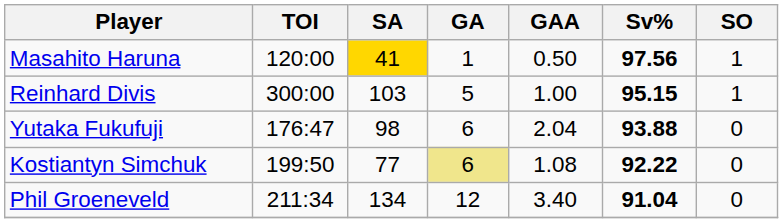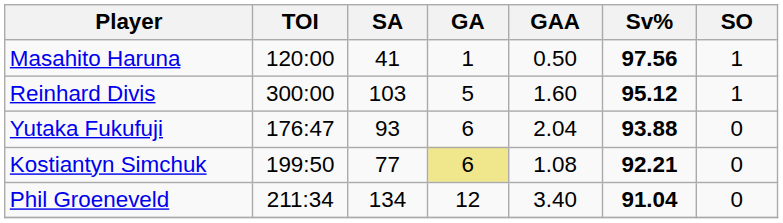(388, 57) gold background -> (388, 57) no background
(555, 93) 1.00 -> (555, 93) 1.60
(649, 93) 95.15 -> (649, 93) 95.12
(388, 128) 98 -> (388, 128) 93
(649, 164) 92.22 -> (649, 164) 92.21
